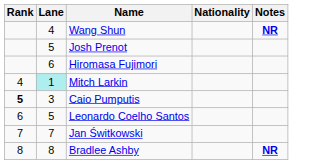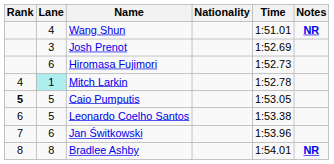+ column: (273, 13)
(51, 47) 5 -> (51, 47) 3
(51, 99) 3 -> (51, 99) 5
(51, 133) 7 -> (51, 133) 6
